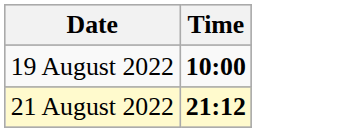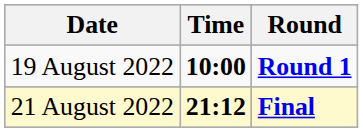+ column: (305, 24)
